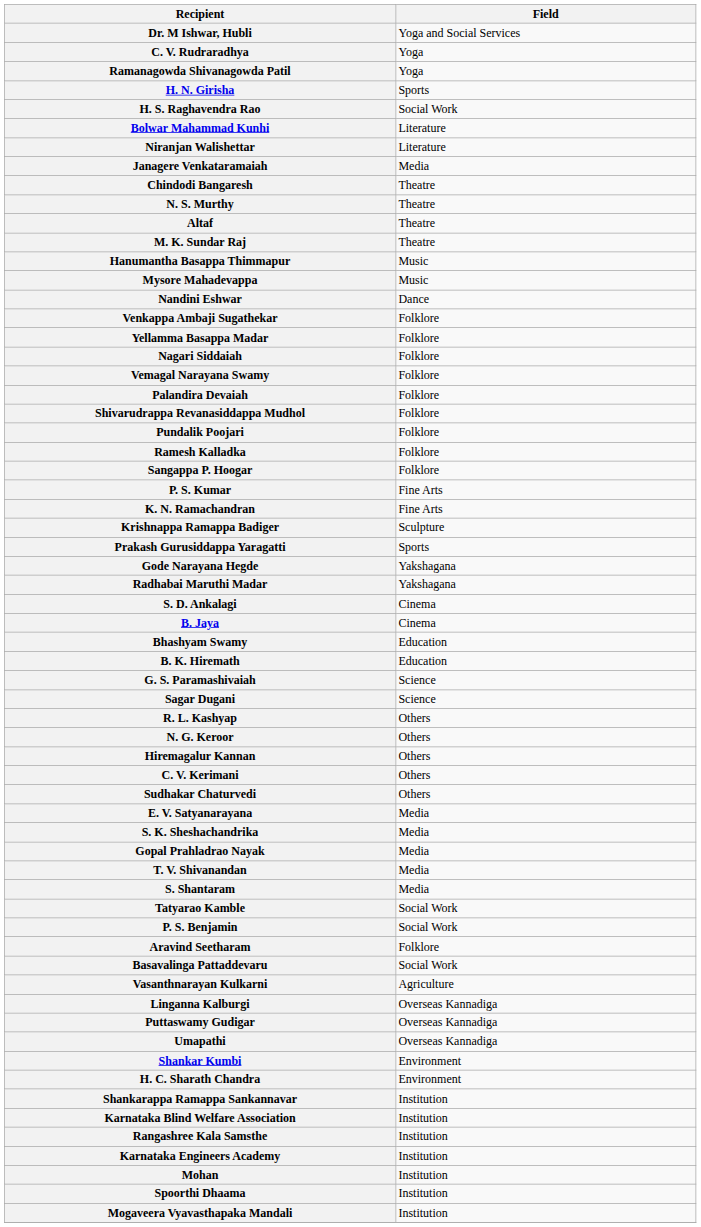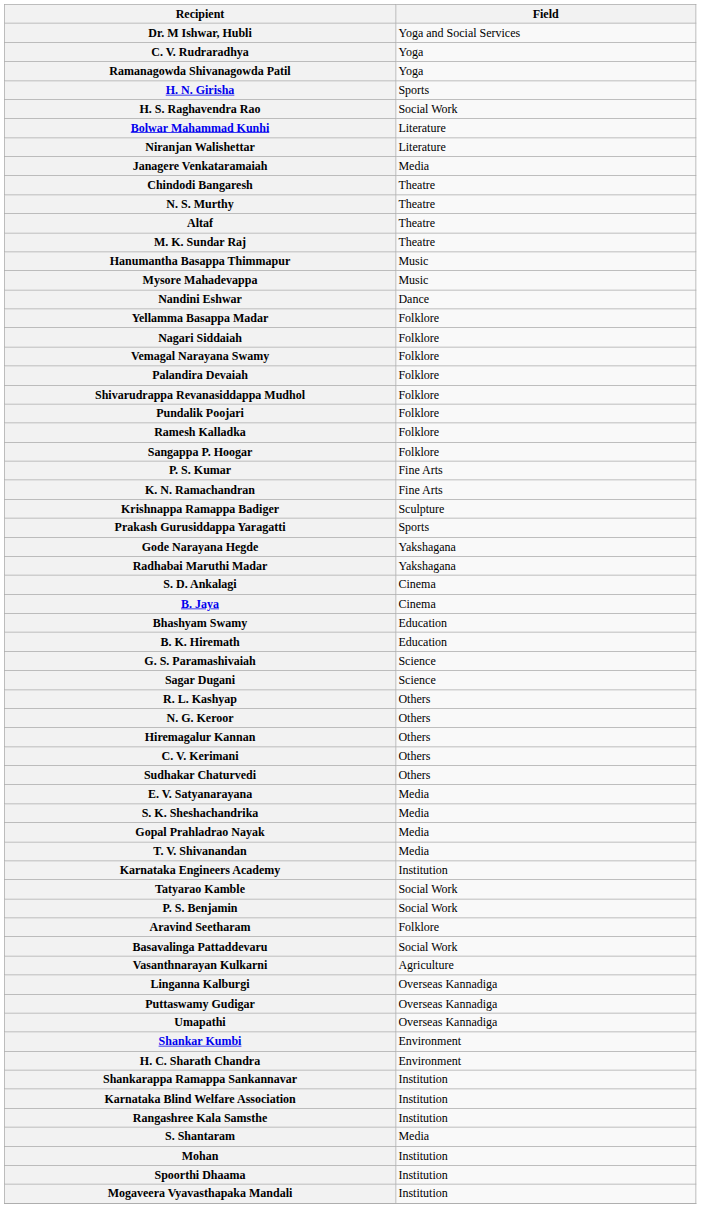- row: (200, 318)
rows swapped: (200, 889) <-> (200, 1155)
